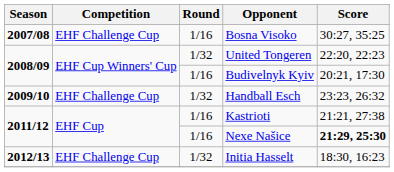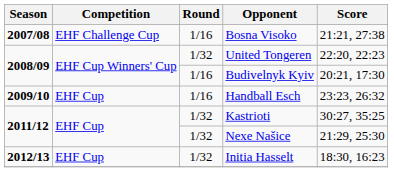(352, 34) 30:27, 35:25 -> (352, 34) 21:21, 27:38
(107, 95) EHF Challenge Cup -> (80, 95) EHF Cup
(201, 95) 1/32 -> (201, 95) 1/16
(201, 116) 1/16 -> (201, 116) 1/32
(352, 116) 21:21, 27:38 -> (352, 116) 30:27, 35:25
(201, 136) 1/16 -> (201, 136) 1/32
(353, 136) bold -> (352, 136) normal
(107, 156) EHF Challenge Cup -> (80, 156) EHF Cup
